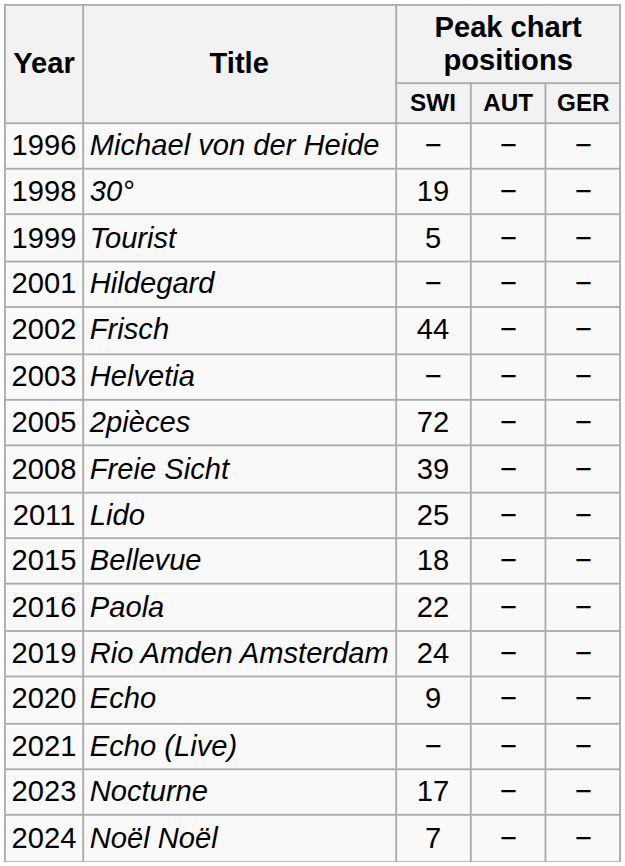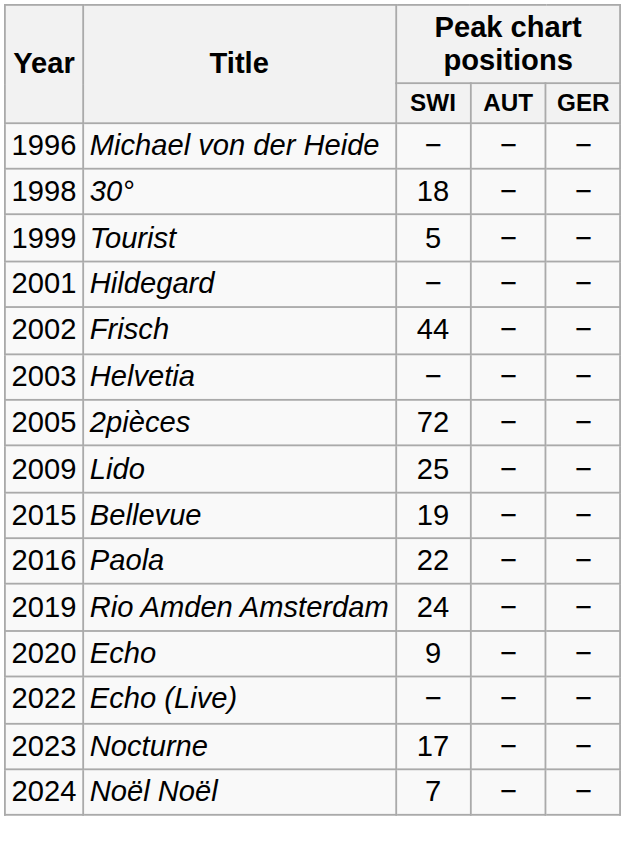(433, 191) 19 -> (433, 191) 18
- row: (159, 468)
(44, 514) 2011 -> (44, 468) 2009
(433, 560) 18 -> (433, 514) 19
(44, 745) 2021 -> (44, 699) 2022
